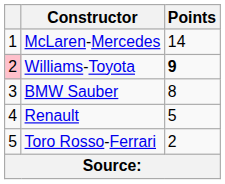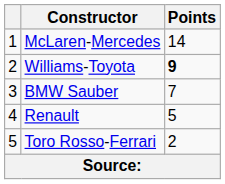(13, 66) pink background -> (13, 66) no background
(172, 91) 8 -> (172, 91) 7
